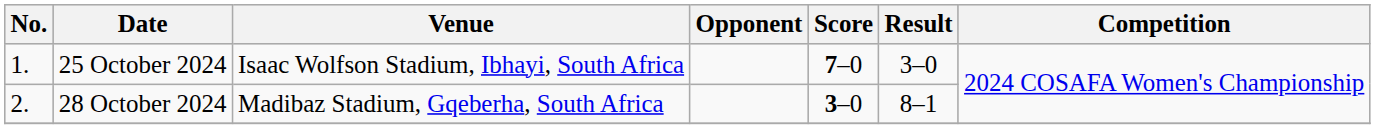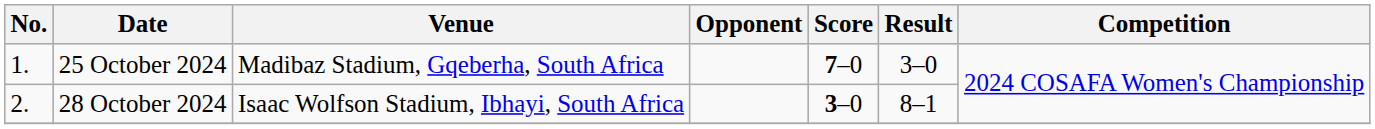(461, 63) Isaac Wolfson Stadium, Ibhayi, South Africa -> (451, 63) Madibaz Stadium, Gqeberha, South Africa
(451, 103) Madibaz Stadium, Gqeberha, South Africa -> (461, 103) Isaac Wolfson Stadium, Ibhayi, South Africa
